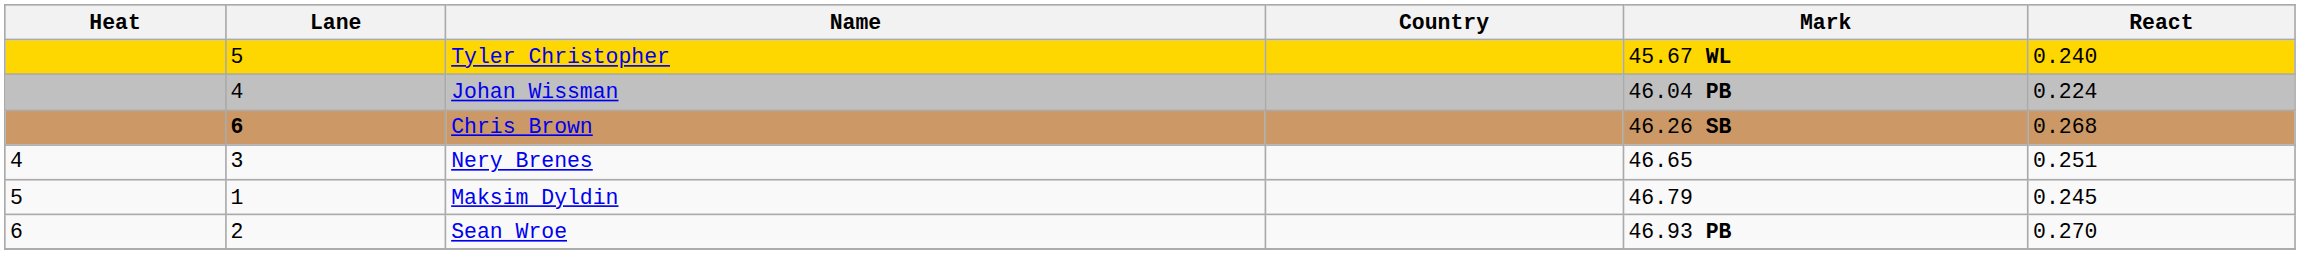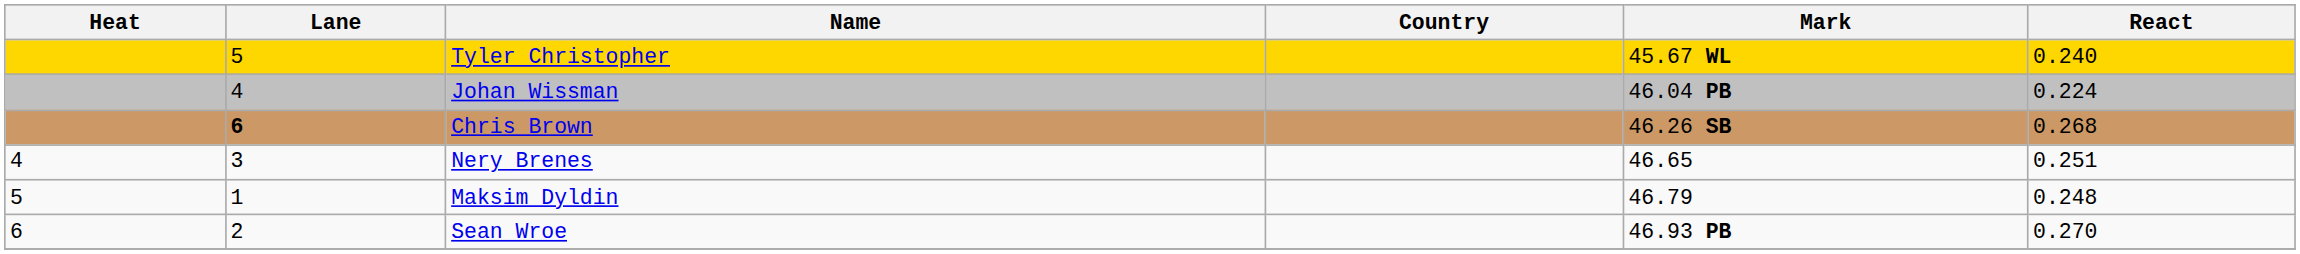(2065, 197) 0.245 -> (2065, 197) 0.248
